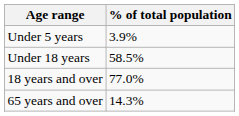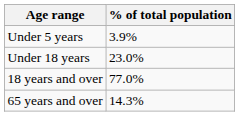(126, 57) 58.5% -> (126, 57) 23.0%
